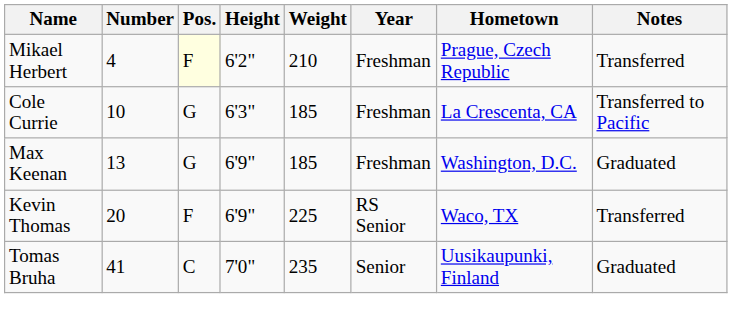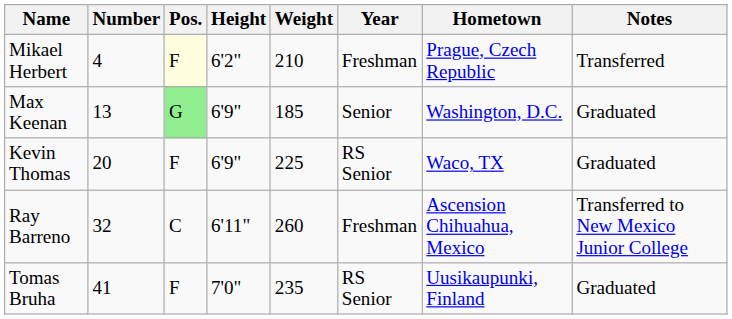- row: (33, 112)
(190, 163) no background -> (176, 112) lightgreen background
(393, 163) Freshman -> (367, 112) Senior
(641, 215) Transferred -> (616, 163) Graduated
+ row: (40, 226)
(189, 266) C -> (174, 288) F
(381, 266) Senior -> (367, 288) RS Senior
